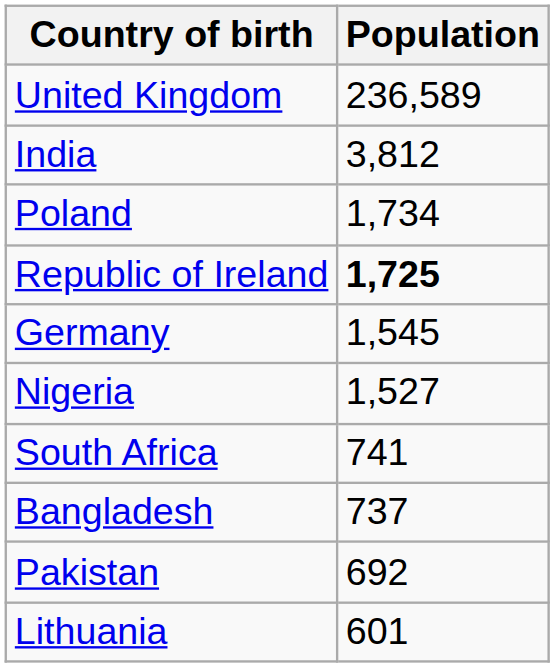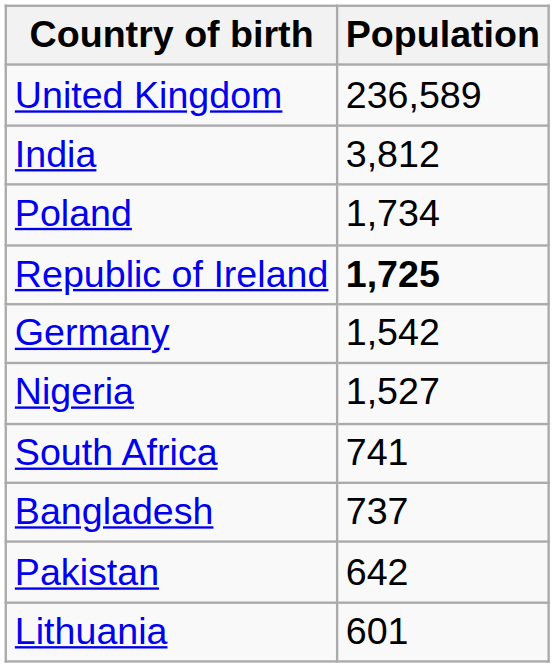(393, 333) 1,545 -> (393, 333) 1,542
(377, 571) 692 -> (377, 571) 642
